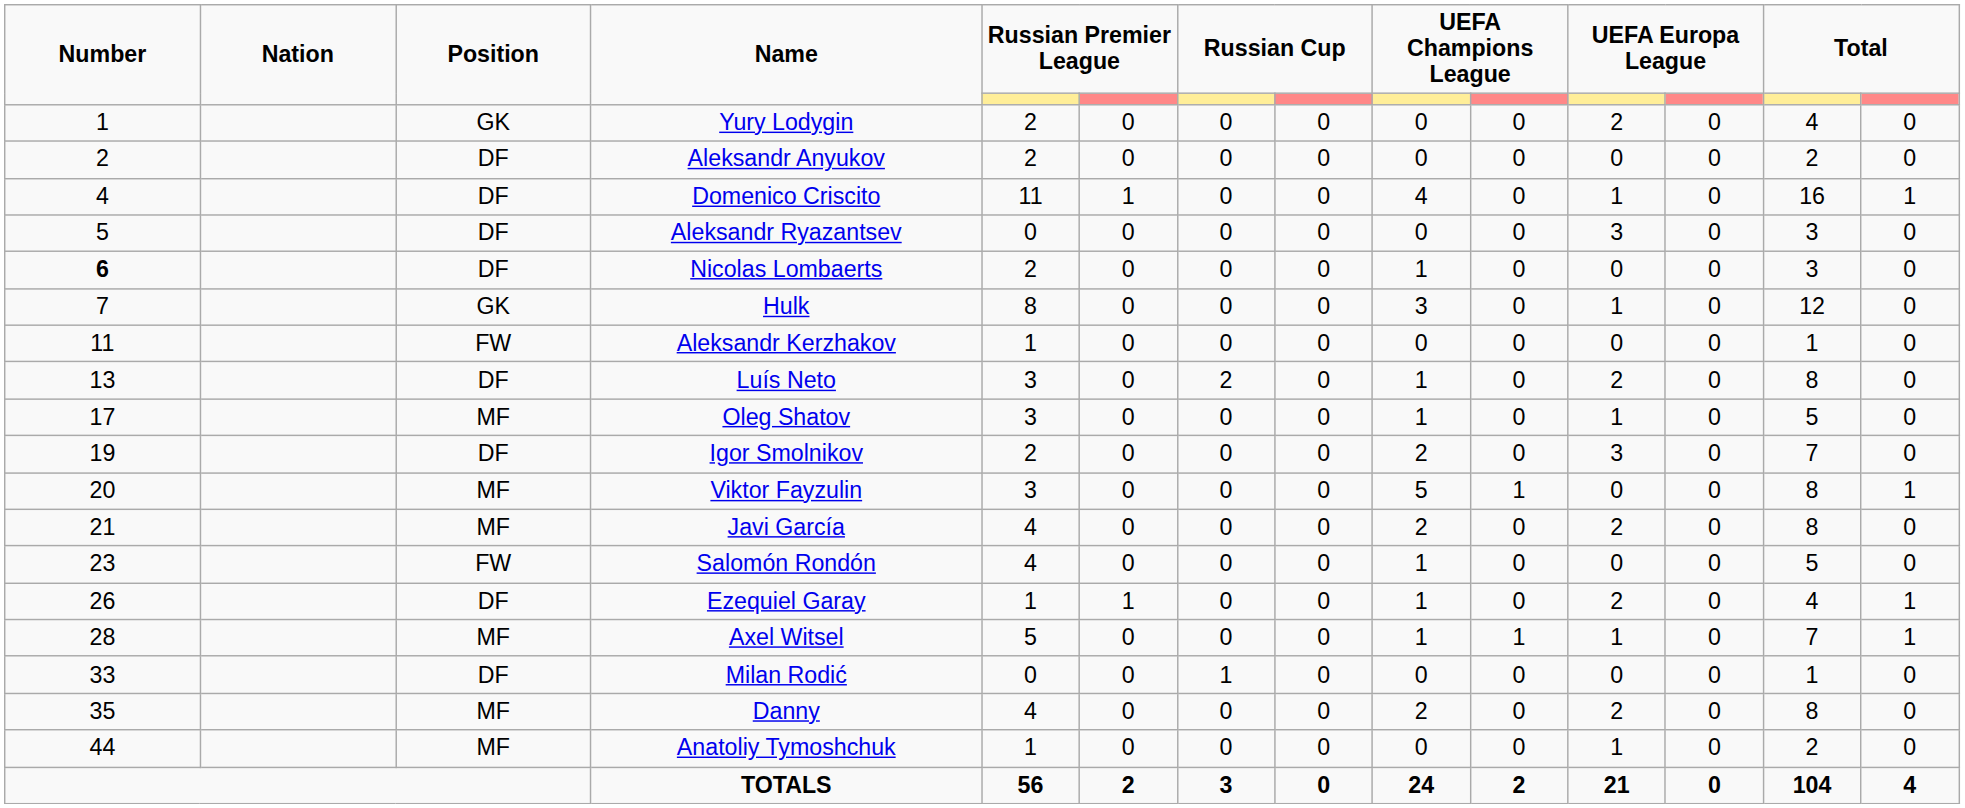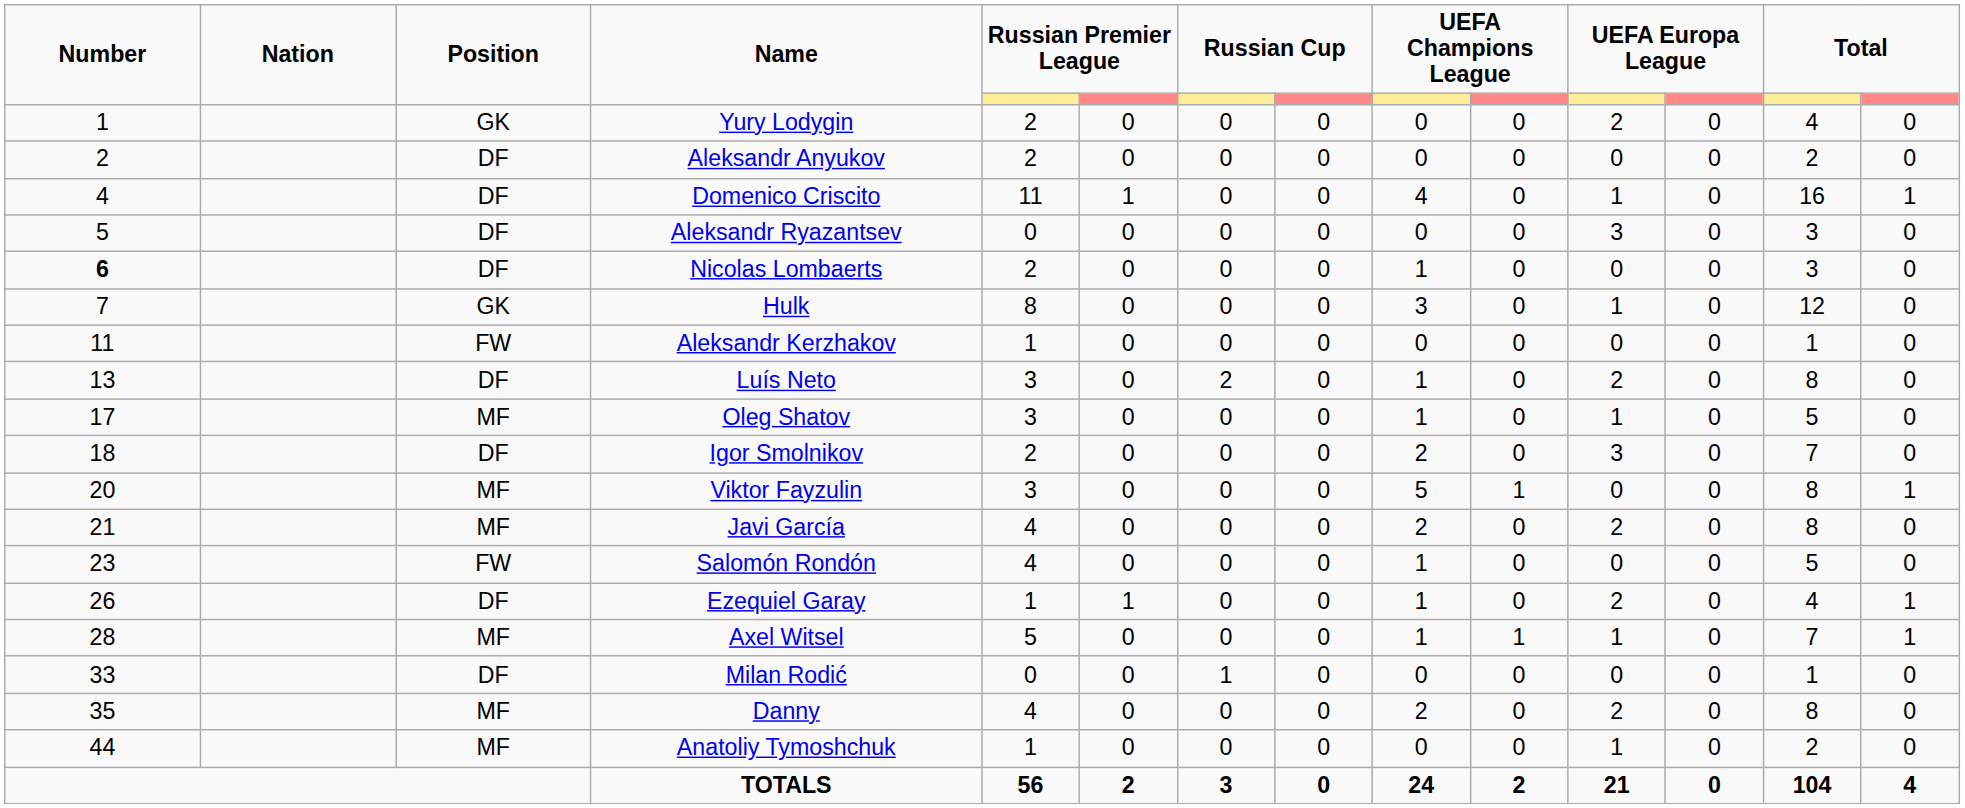(102, 453) 19 -> (102, 453) 18
